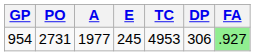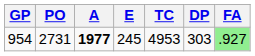(94, 39) normal -> (94, 39) bold
(199, 39) 306 -> (199, 39) 303
